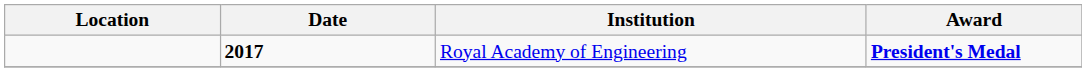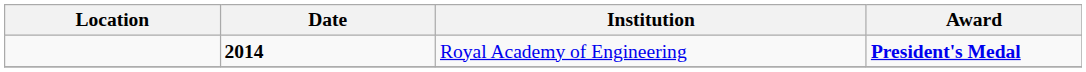(244, 50) 2017 -> (244, 50) 2014
